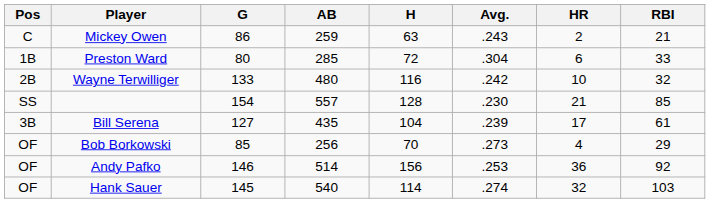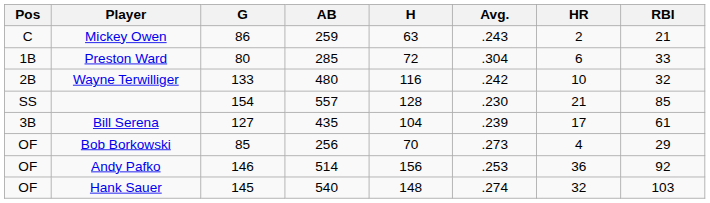(411, 187) 114 -> (411, 187) 148
